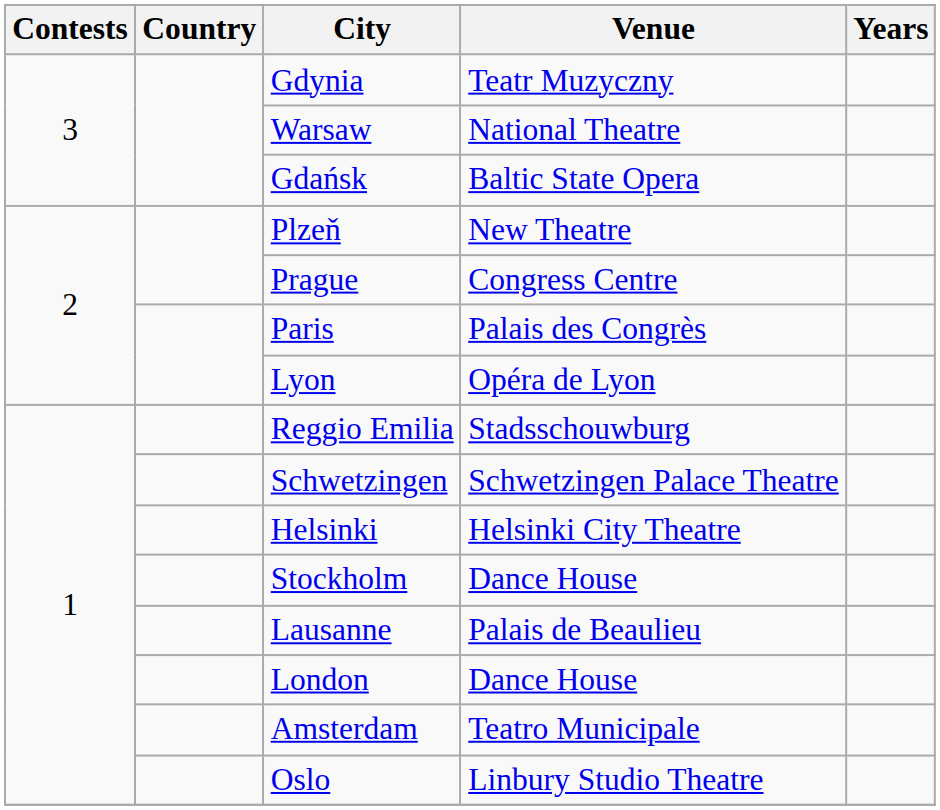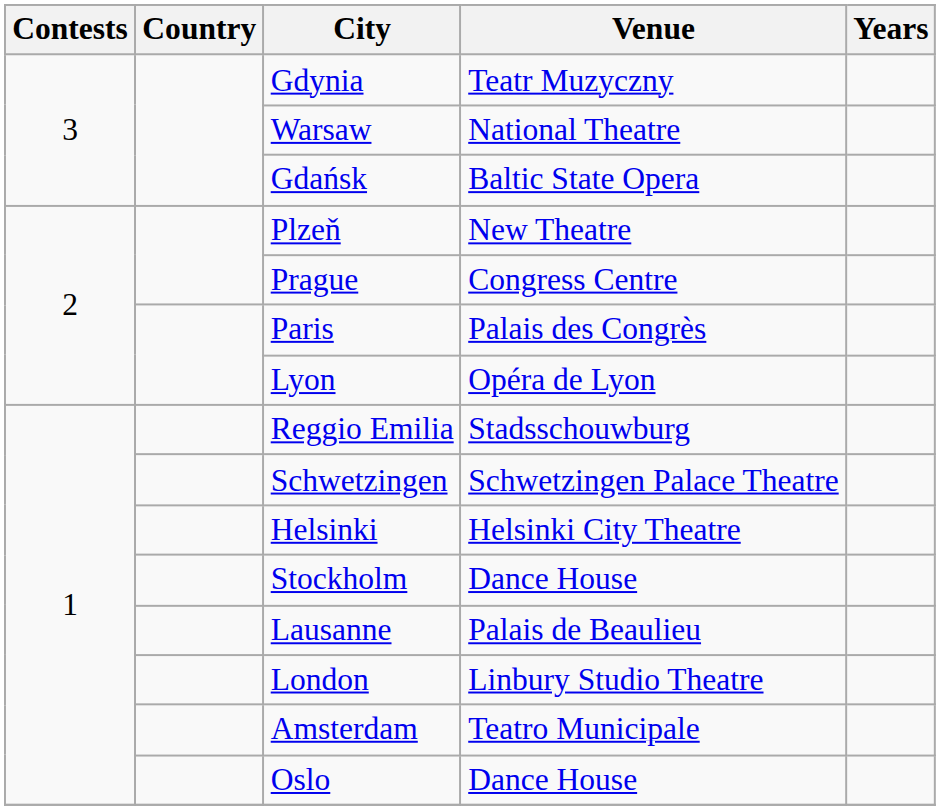(553, 679) Dance House -> (616, 679) Linbury Studio Theatre
(616, 779) Linbury Studio Theatre -> (553, 779) Dance House
